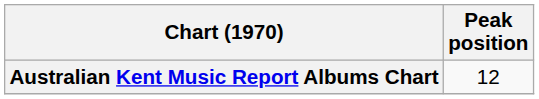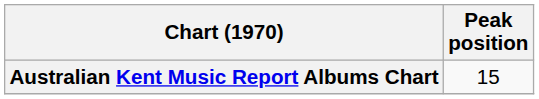(488, 76) 12 -> (488, 76) 15
